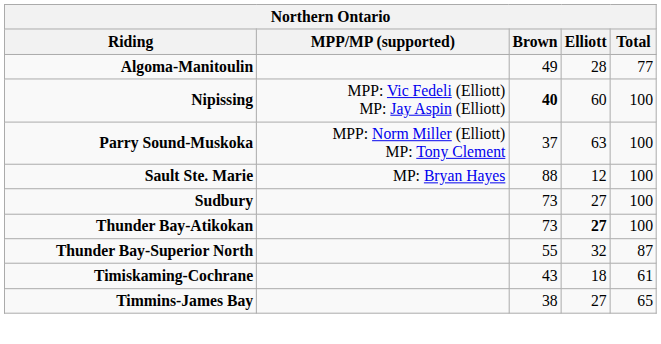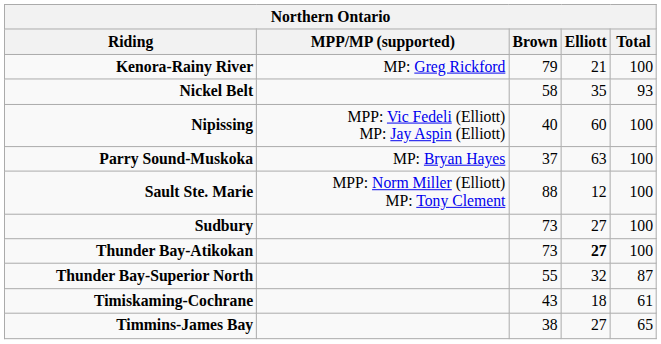- row: (187, 66)
+ row: (185, 66)
+ row: (216, 91)
(550, 100) bold -> (550, 125) normal
(419, 142) MPP: Norm Miller (Elliott) MP: Tony Clement -> (449, 158) MP: Bryan Hayes
(449, 176) MP: Bryan Hayes -> (419, 192) MPP: Norm Miller (Elliott) MP: Tony Clement
